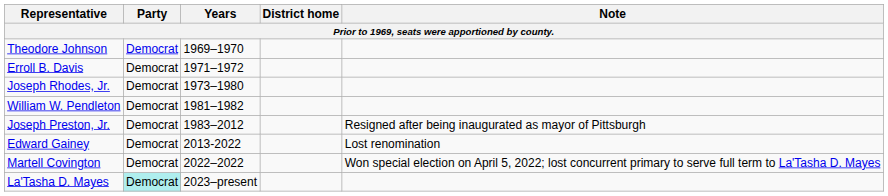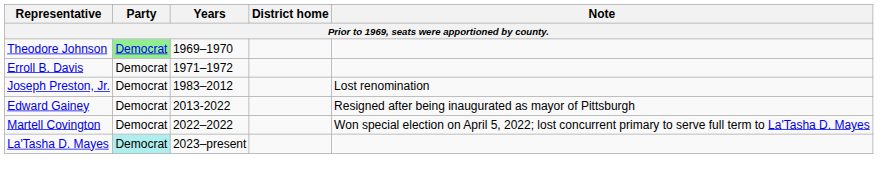(152, 48) no background -> (141, 48) lightgreen background
- row: (59, 86)
- row: (64, 105)
(495, 124) Resigned after being inaugurated as mayor of Pittsburgh -> (382, 86) Lost renomination
(392, 144) Lost renomination -> (485, 105) Resigned after being inaugurated as mayor of Pittsburgh
